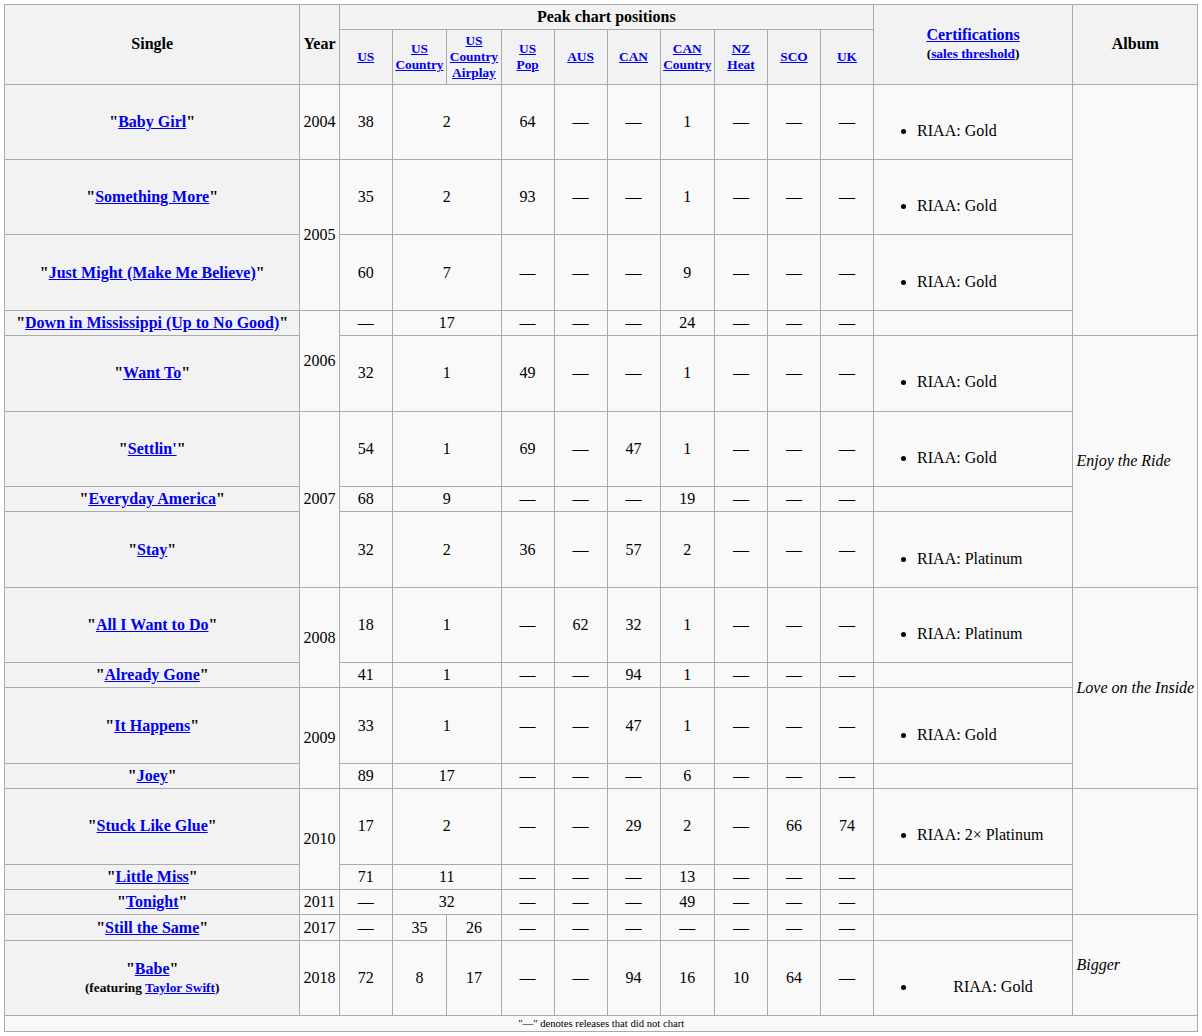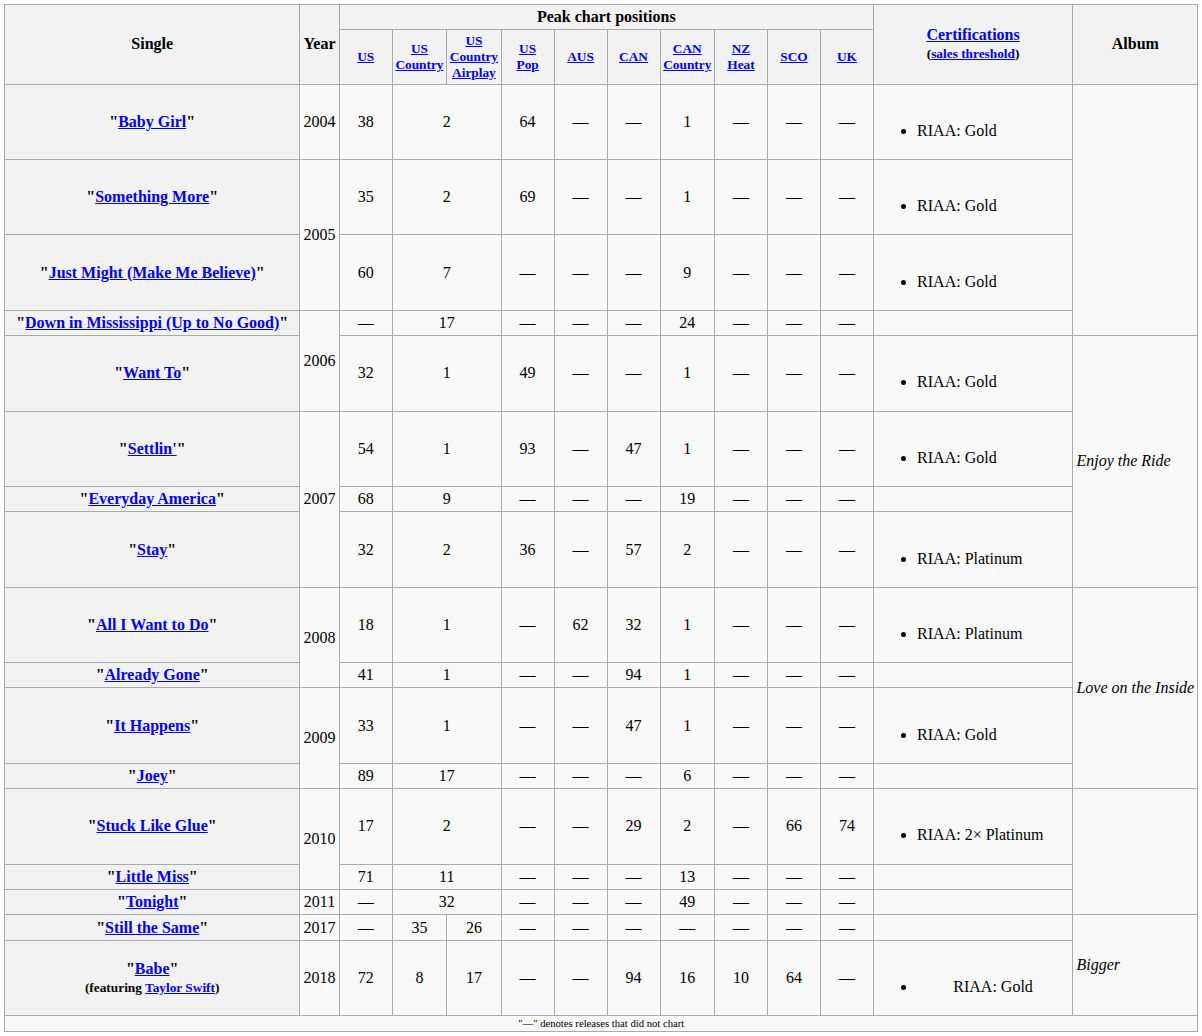(528, 197) 93 -> (528, 197) 69
(528, 448) 69 -> (528, 448) 93
